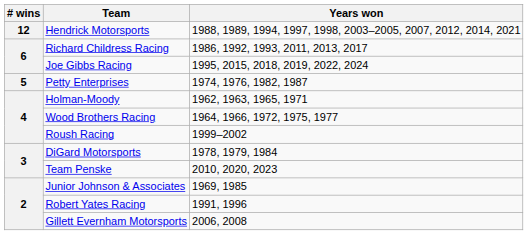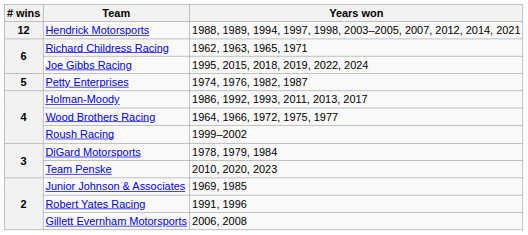(280, 48) 1986, 1992, 1993, 2011, 2013, 2017 -> (250, 48) 1962, 1963, 1965, 1971
(250, 100) 1962, 1963, 1965, 1971 -> (280, 100) 1986, 1992, 1993, 2011, 2013, 2017
